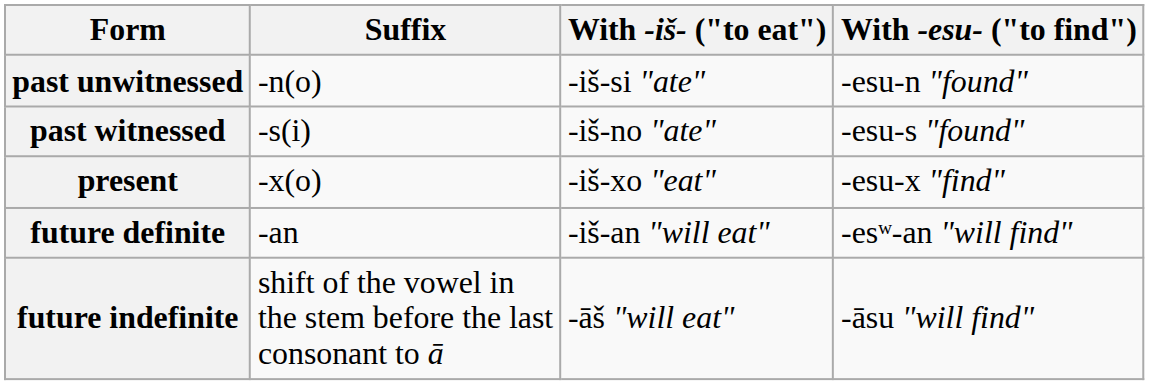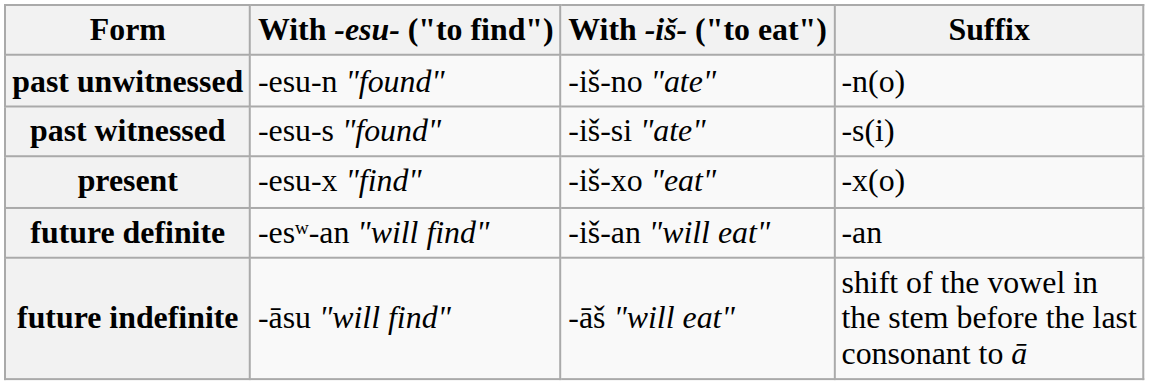columns swapped: (406, 29) <-> (989, 29)
(637, 80) -iš-si "ate" -> (642, 80) -iš-no "ate"
(642, 130) -iš-no "ate" -> (637, 130) -iš-si "ate"
